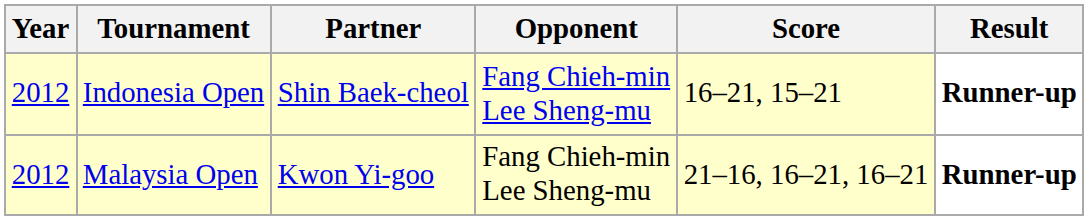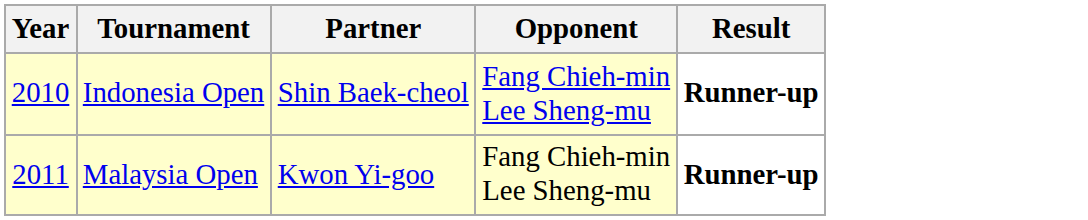- column: (806, 28)
(41, 93) 2012 -> (41, 93) 2010
(41, 174) 2012 -> (41, 174) 2011
